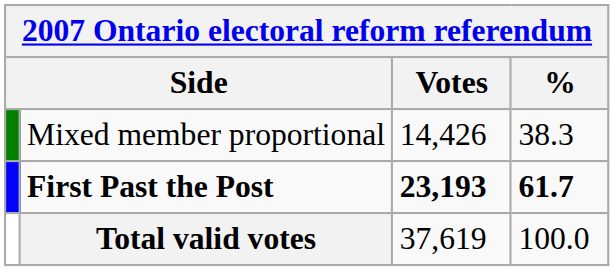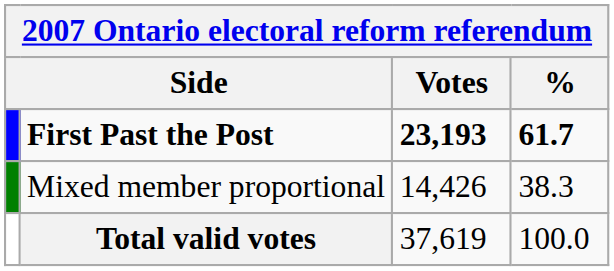rows swapped: (150, 187) <-> (206, 135)
